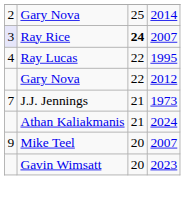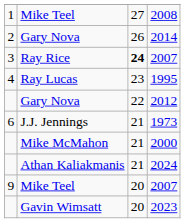+ row: (48, 15)
(137, 15) 25 -> (137, 36) 26
(11, 36) lavender background -> (11, 57) no background
(137, 57) 22 -> (137, 79) 23
(11, 100) 7 -> (11, 121) 6
+ row: (64, 143)
